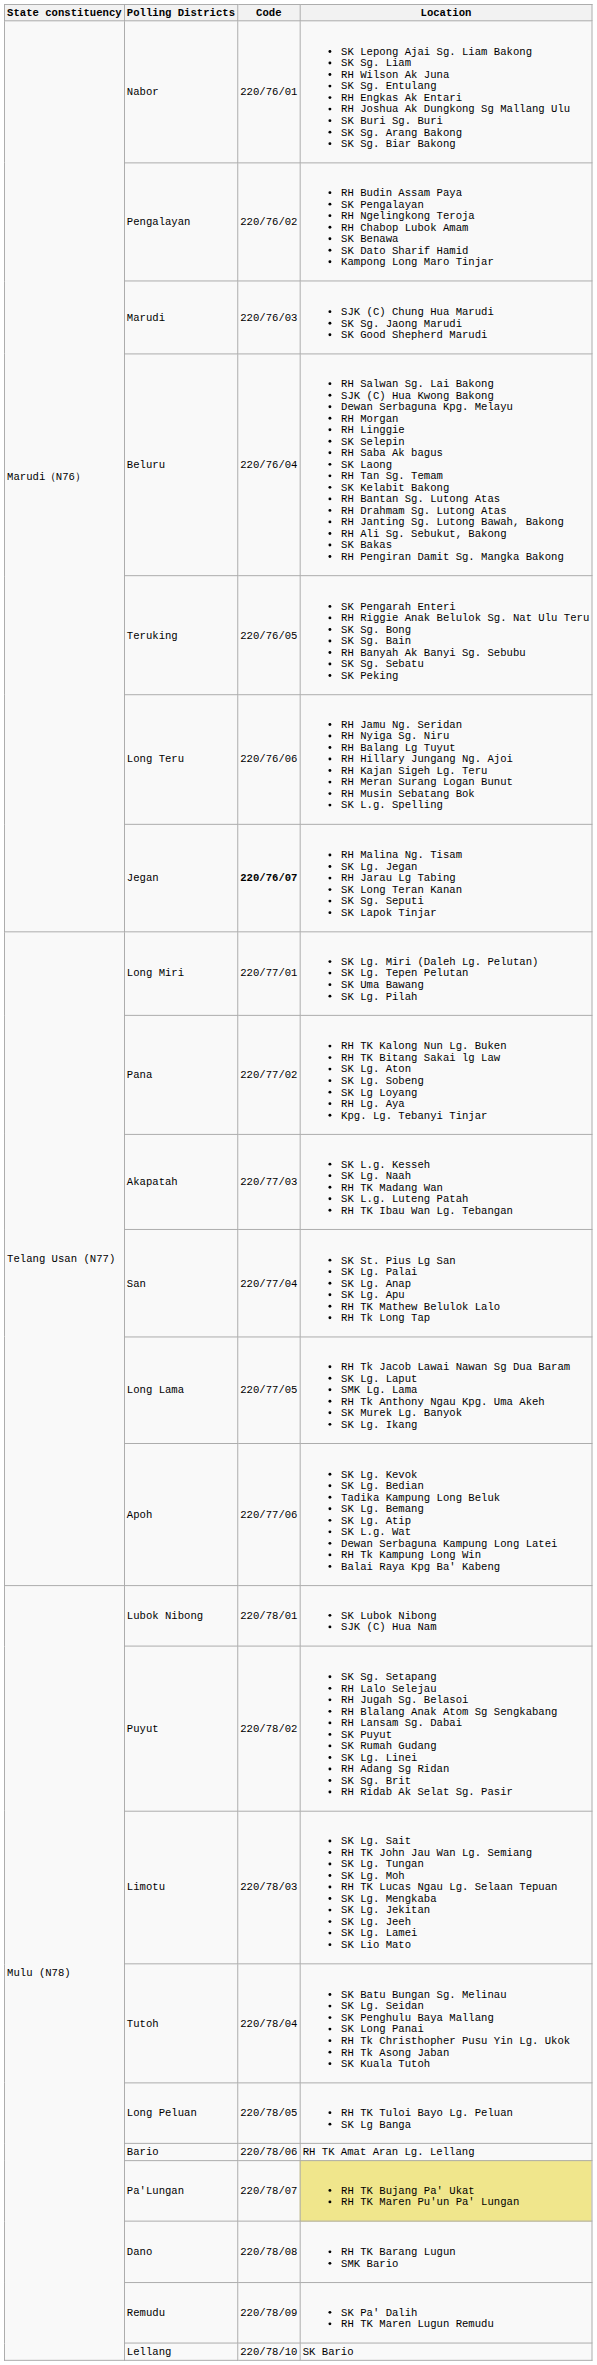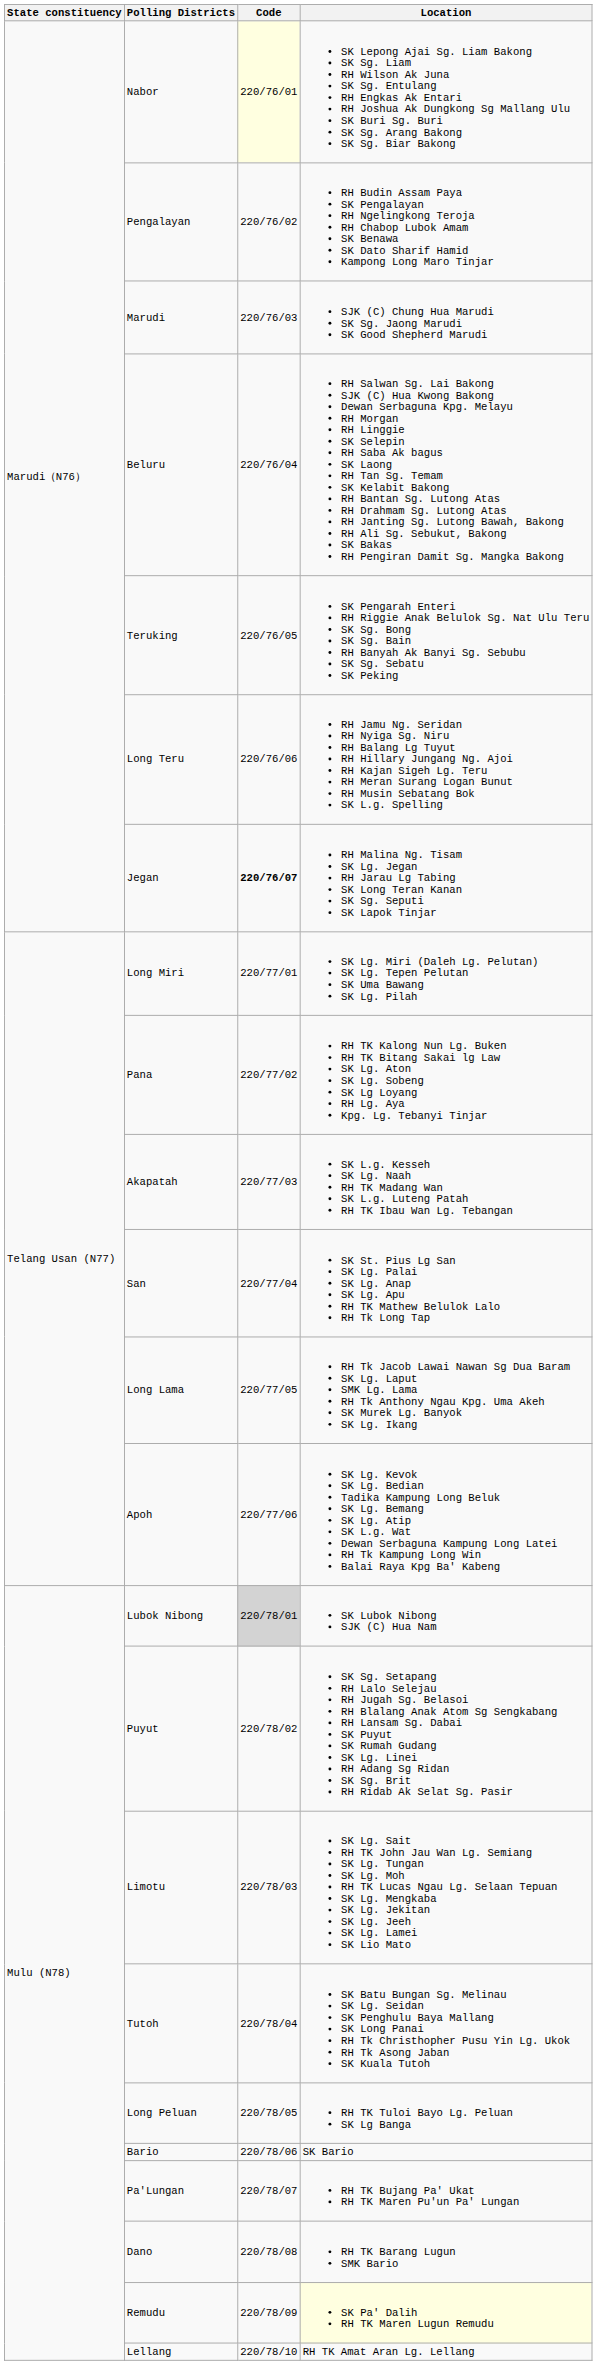(269, 92) no background -> (269, 92) lightyellow background
(269, 1616) no background -> (269, 1616) lightgrey background
(389, 2152) RH TK Amat Aran Lg. Lellang -> (328, 2152) SK Bario
(446, 2197) khaki background -> (446, 2197) no background
(446, 2319) no background -> (446, 2319) lightyellow background
(328, 2352) SK Bario -> (389, 2352) RH TK Amat Aran Lg. Lellang
